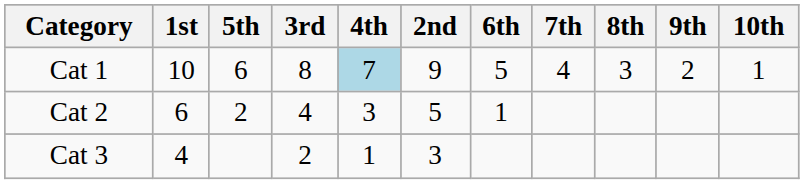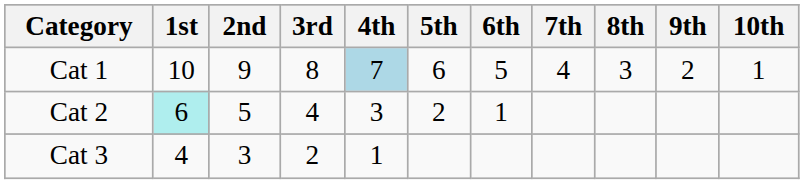columns swapped: (435, 26) <-> (241, 26)
(181, 112) no background -> (181, 112) paleturquoise background
